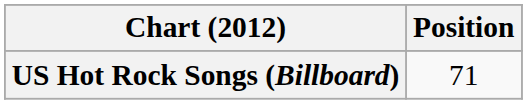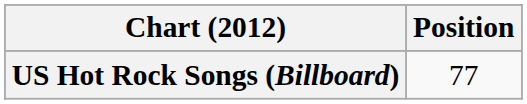(464, 74) 71 -> (464, 74) 77
